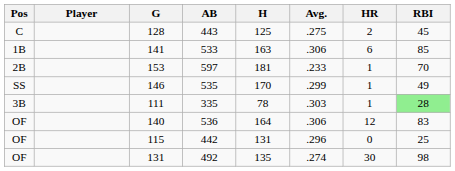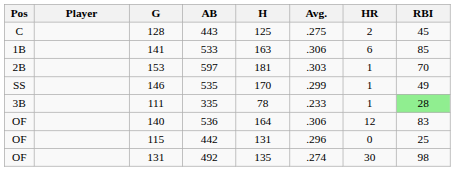(316, 67) .233 -> (316, 67) .303
(316, 103) .303 -> (316, 103) .233
